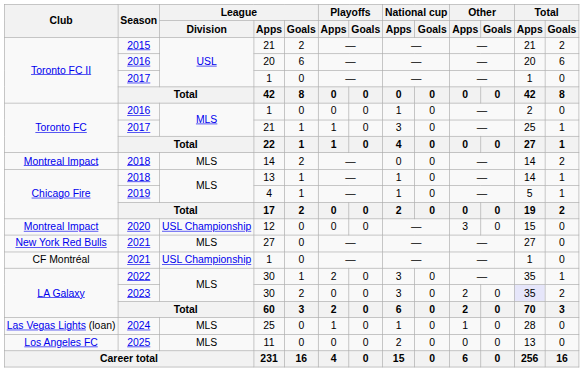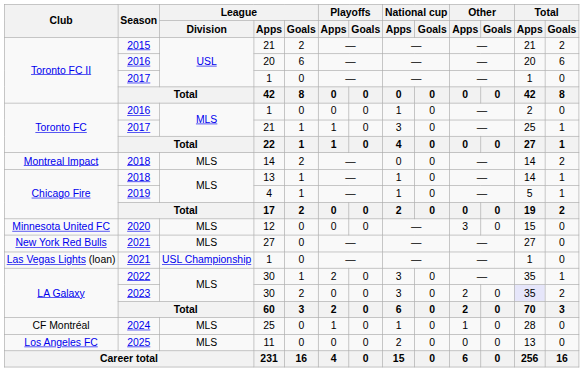(61, 227) Montreal Impact -> (61, 227) Minnesota United FC
(207, 227) USL Championship -> (207, 227) MLS
(61, 260) CF Montréal -> (61, 260) Las Vegas Lights (loan)
(61, 326) Las Vegas Lights (loan) -> (61, 326) CF Montréal
